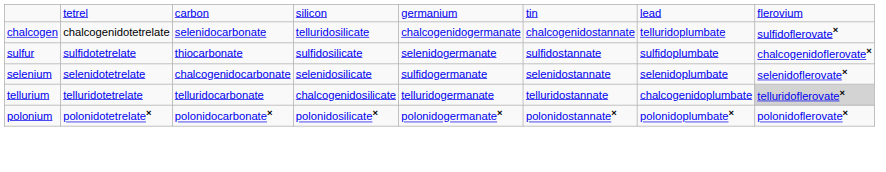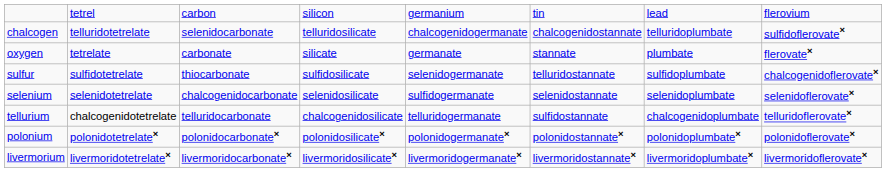(116, 32) chalcogenidotetrelate -> (110, 32) telluridotetrelate
+ row: (25, 53)
(564, 53) sulfidostannate -> (574, 74) telluridostannate
(103, 95) telluridotetrelate -> (123, 115) chalcogenidotetrelate
(567, 95) telluridostannate -> (570, 115) sulfidostannate
(801, 95) lightgrey background -> (808, 115) no background
+ row: (36, 157)
